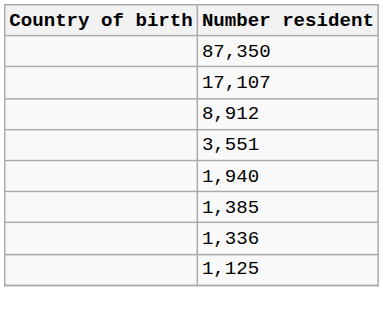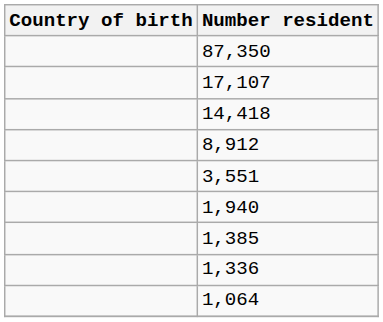+ row: (236, 114)
- row: (231, 269)
+ row: (231, 301)
